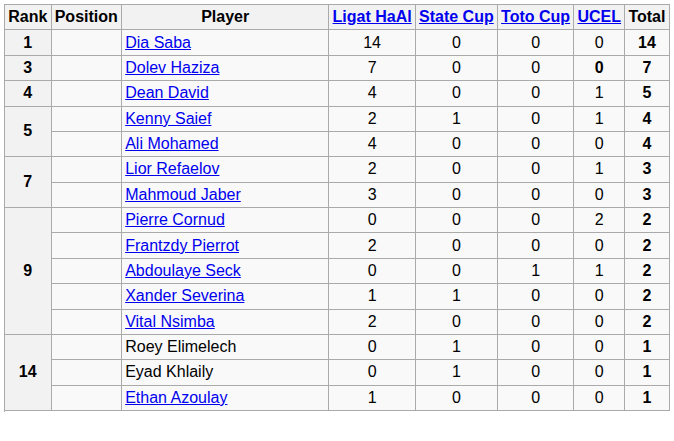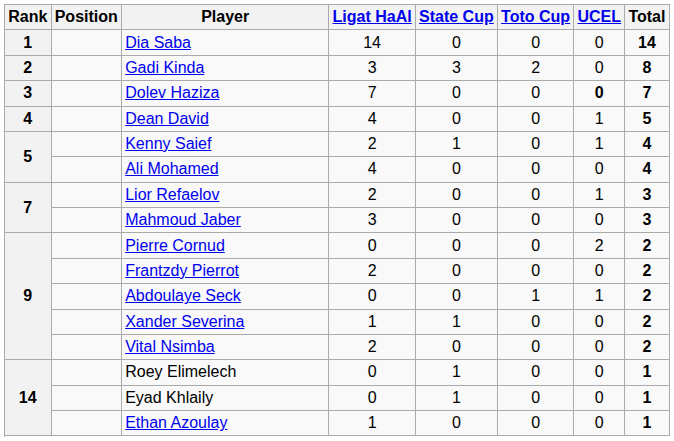+ row: (165, 67)
